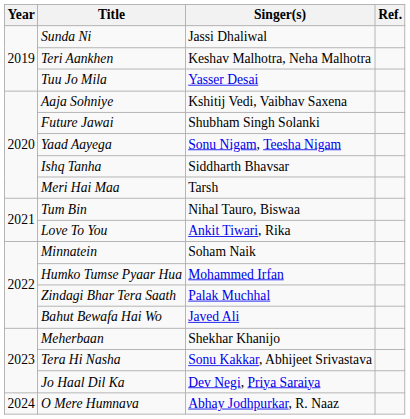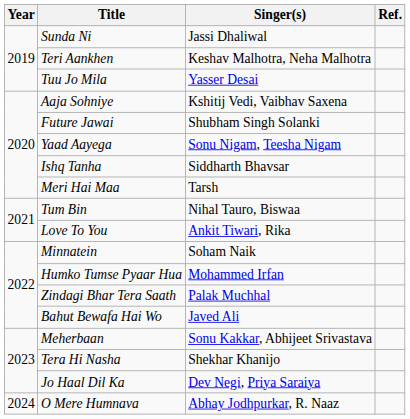(234, 338) Shekhar Khanijo -> (280, 338) Sonu Kakkar, Abhijeet Srivastava
(280, 360) Sonu Kakkar, Abhijeet Srivastava -> (234, 360) Shekhar Khanijo
